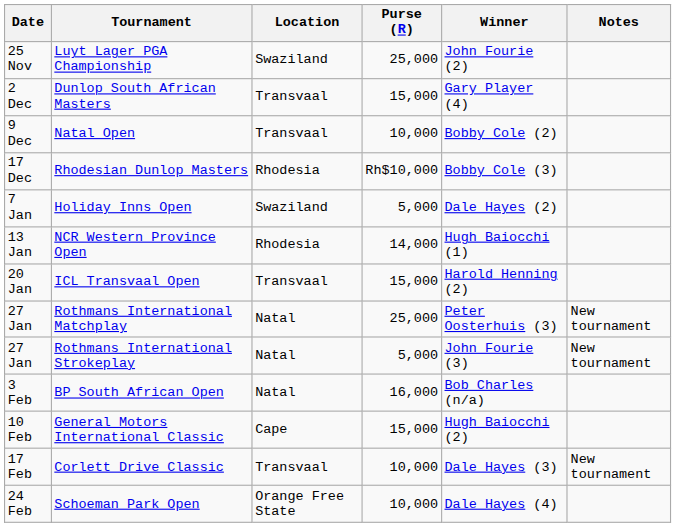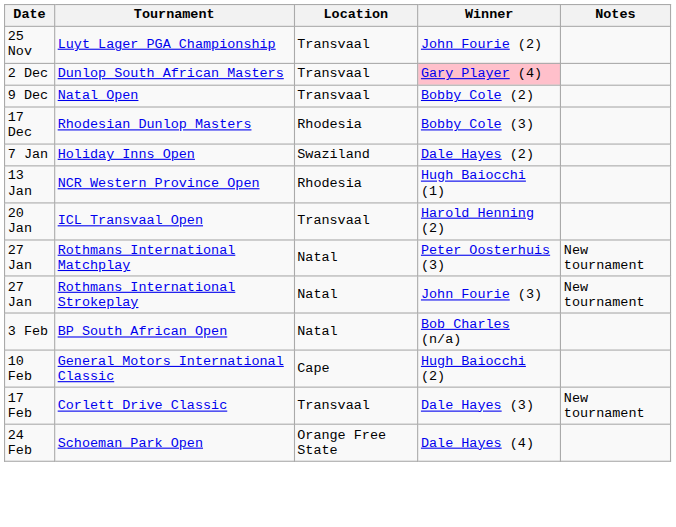- column: (402, 23)
(291, 60) Swaziland -> (334, 45) Transvaal
(489, 97) no background -> (481, 74) pink background
